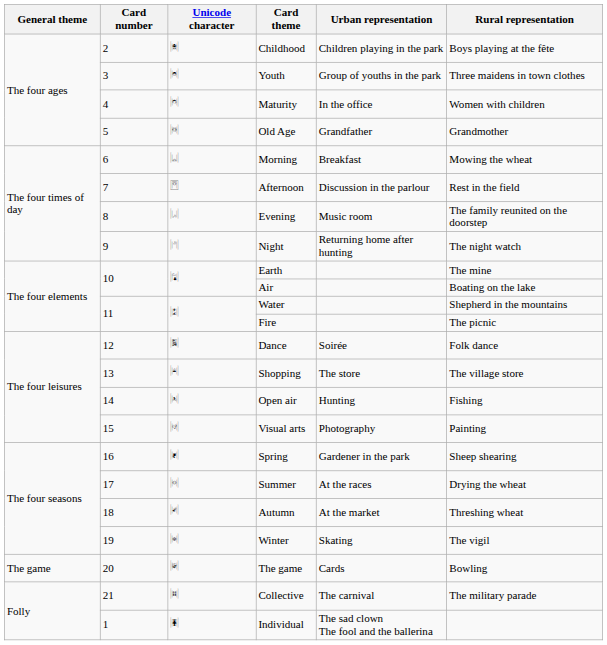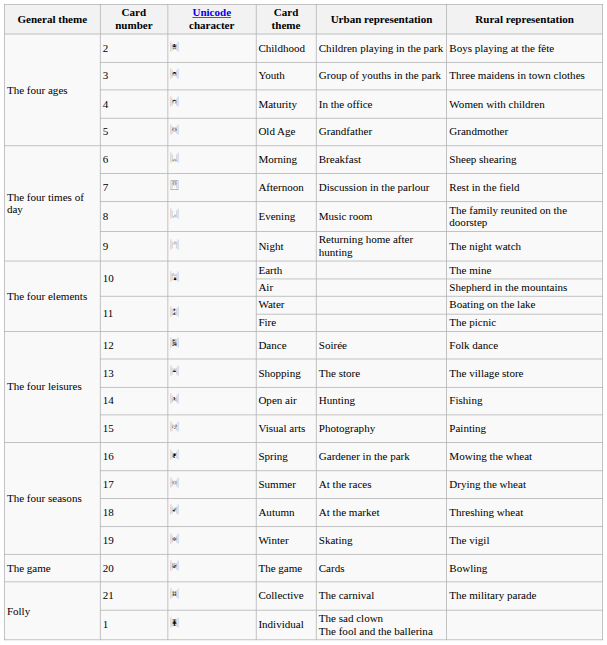(491, 159) Mowing the wheat -> (483, 159) Sheep shearing
(492, 287) Boating on the lake -> (508, 287) Shepherd in the mountains
(508, 305) Shepherd in the mountains -> (492, 305) Boating on the lake
(483, 456) Sheep shearing -> (491, 456) Mowing the wheat
